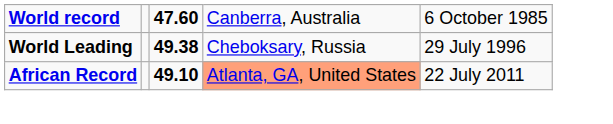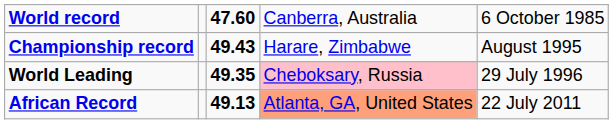+ row: (101, 47)
(176, 47) 49.38 -> (233, 75) 49.35
(286, 47) no background -> (343, 75) pink background
(176, 75) 49.10 -> (233, 103) 49.13
